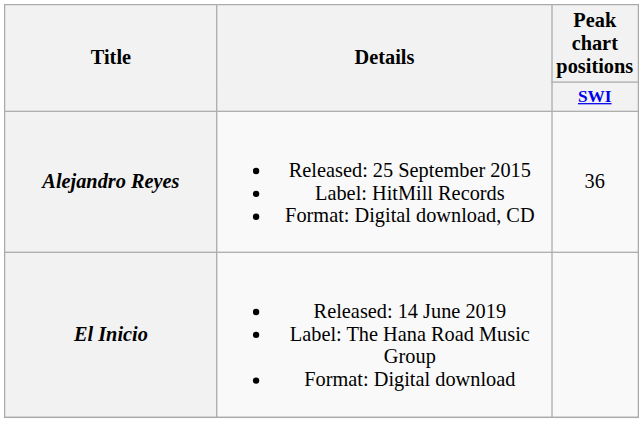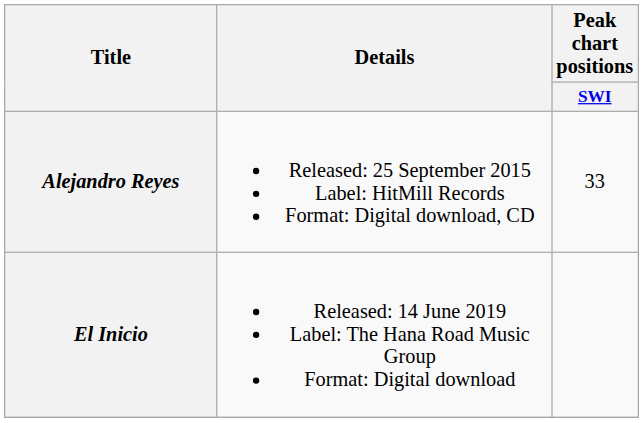(595, 181) 36 -> (595, 181) 33
